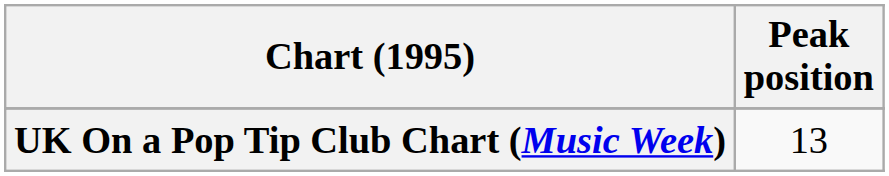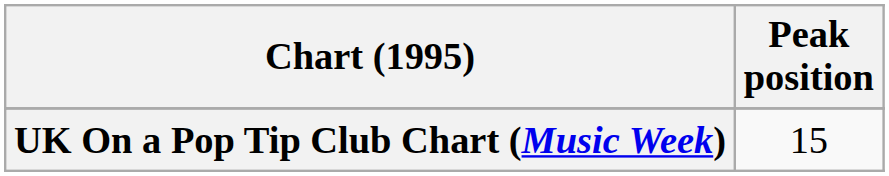(809, 139) 13 -> (809, 139) 15
